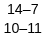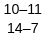rows swapped: (23, 9) <-> (23, 28)
